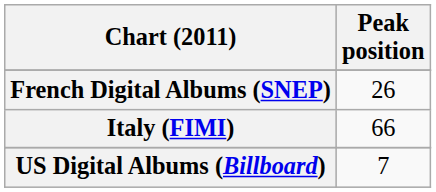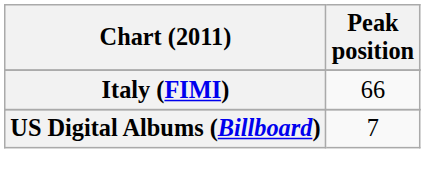- row: (171, 89)
